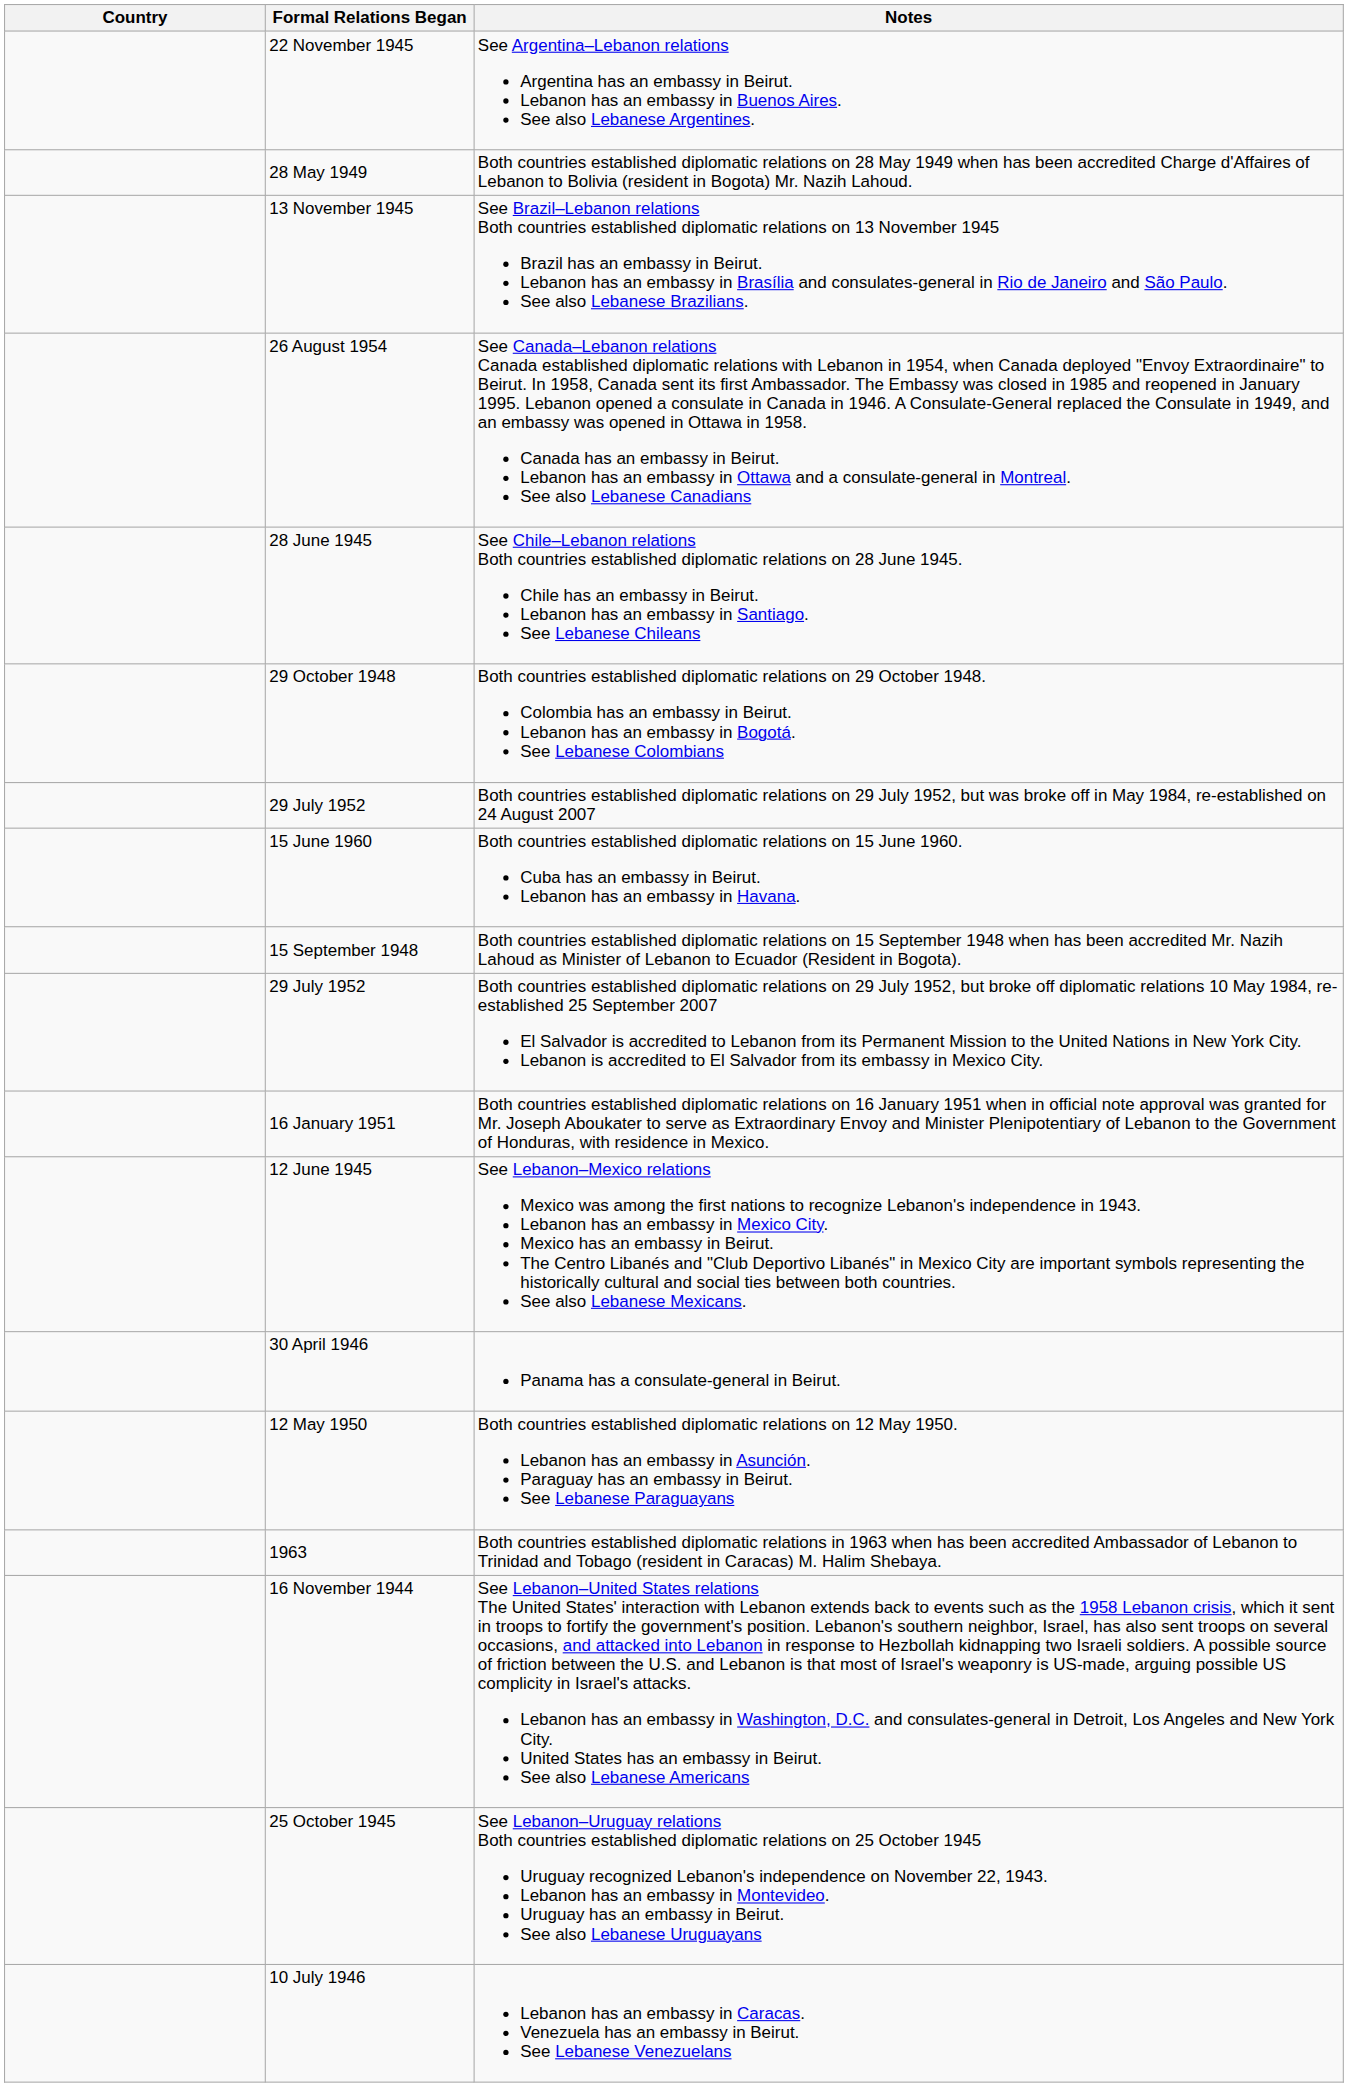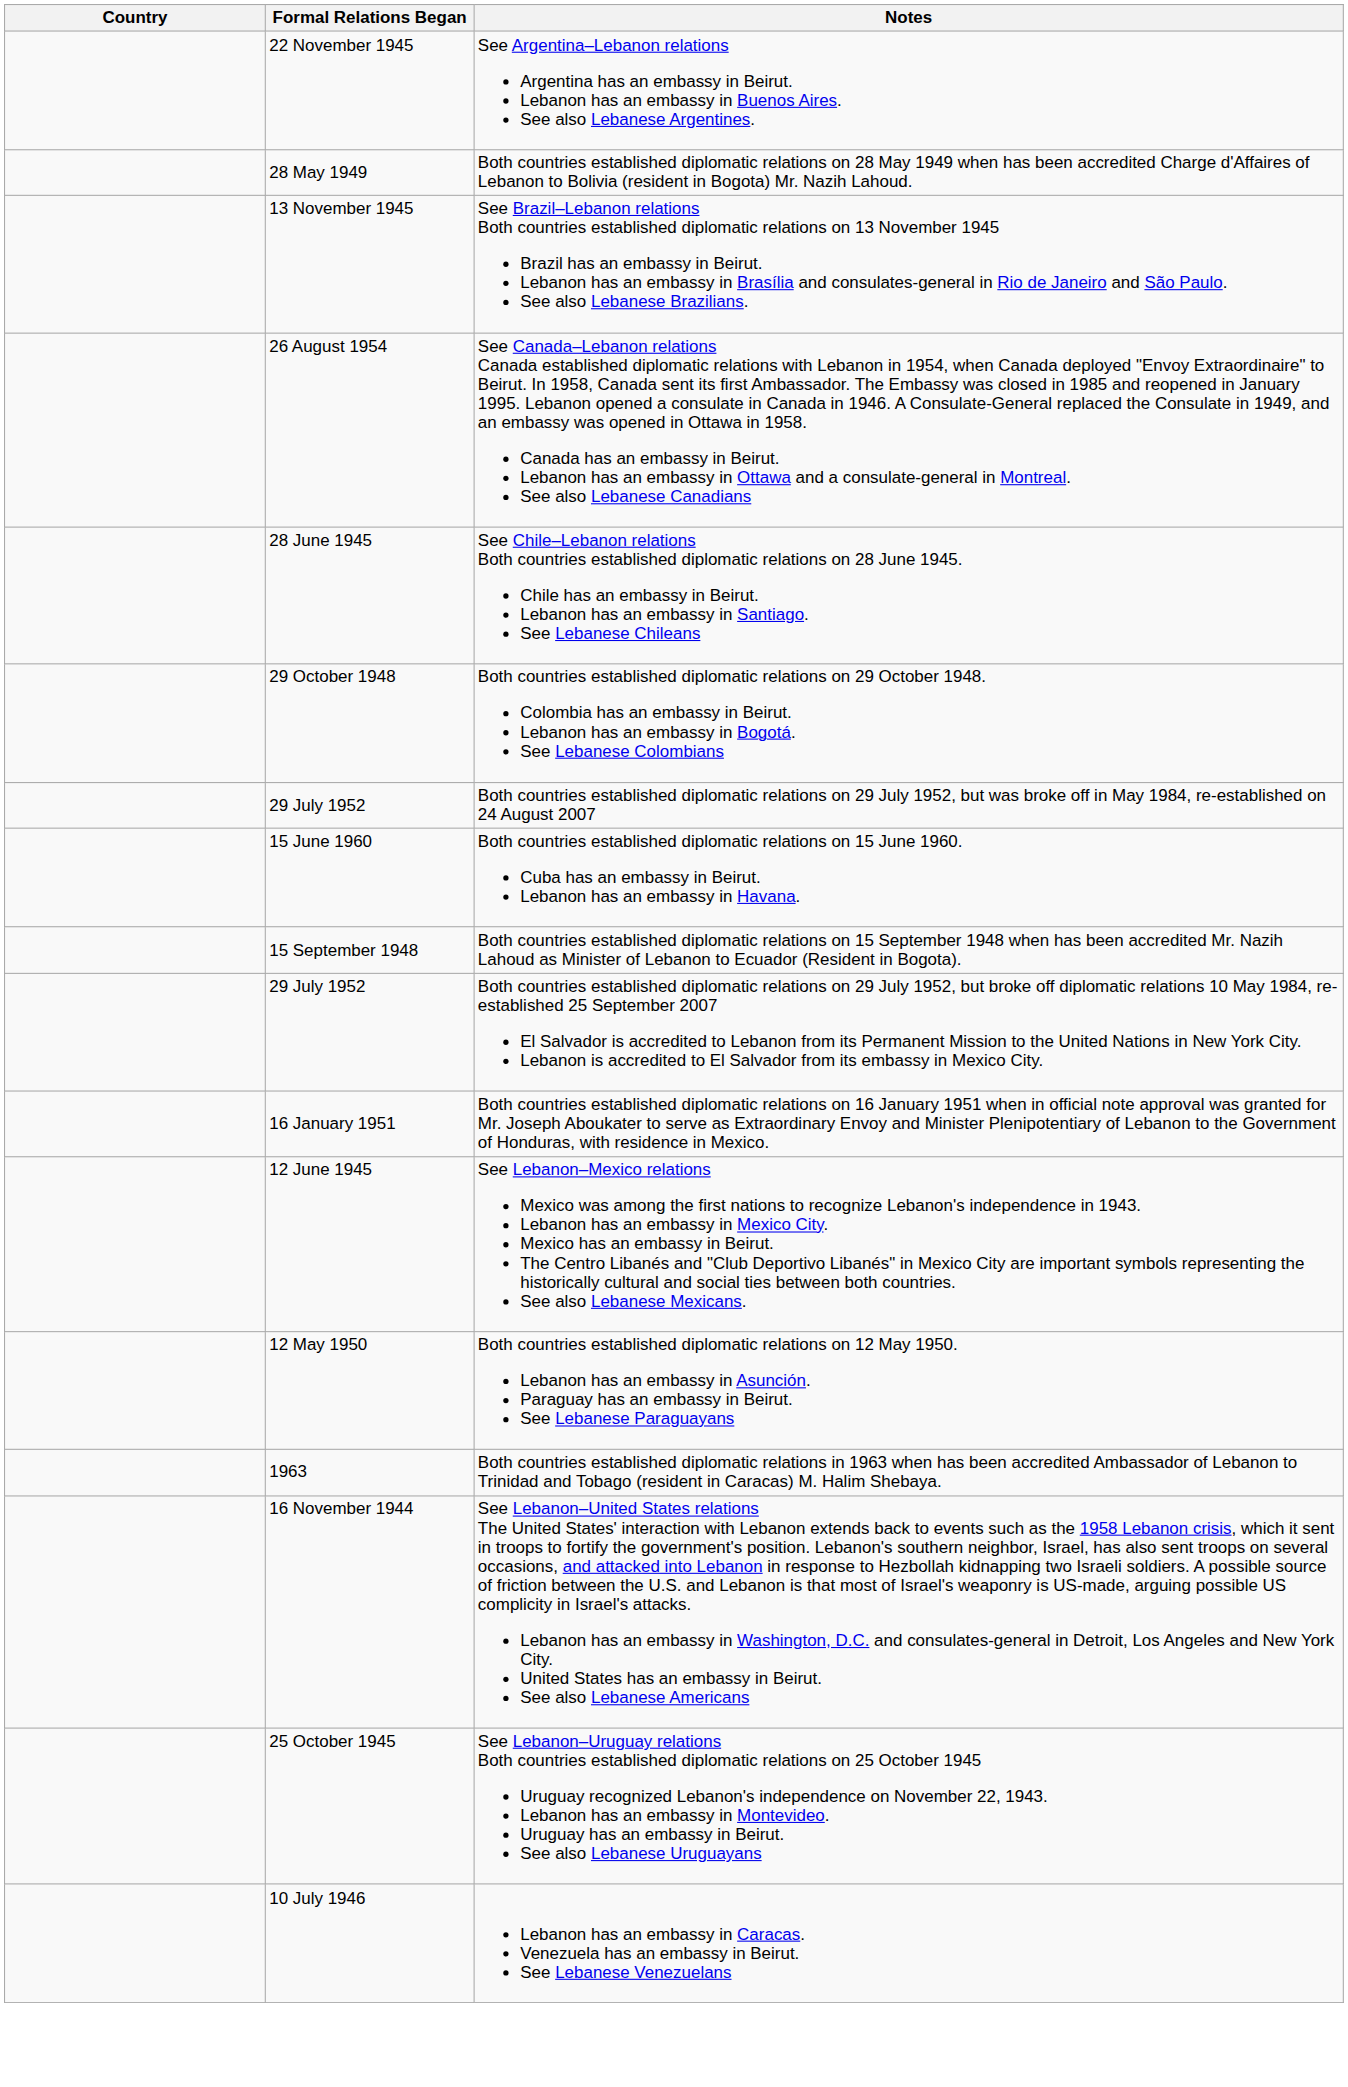- row: (909, 1381)
